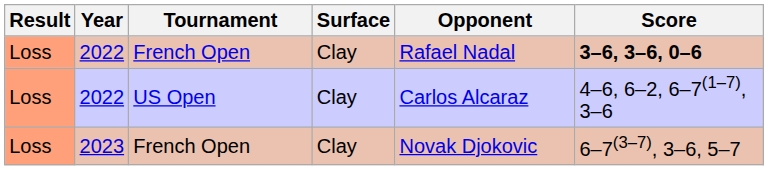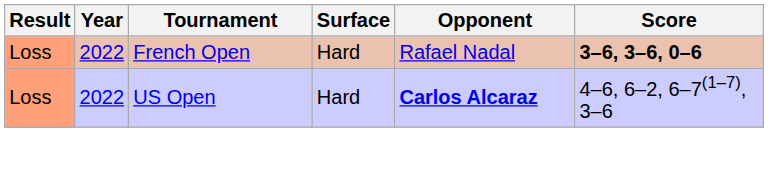(337, 52) Clay -> (339, 52) Hard
(337, 97) Clay -> (339, 97) Hard
(464, 97) normal -> (469, 97) bold
- row: (102, 146)
